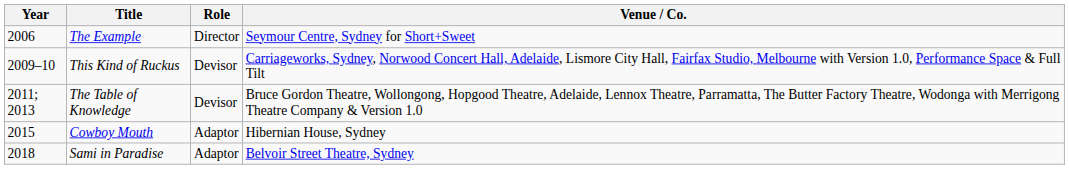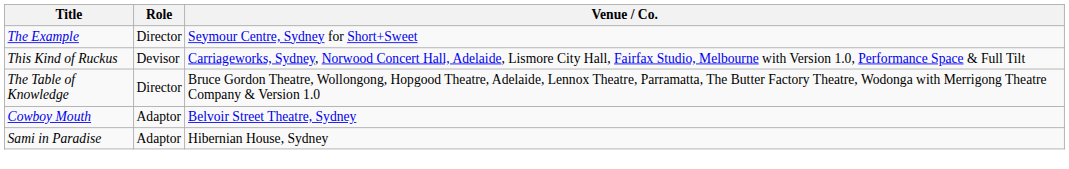- column: (35, 15)
(216, 102) Devisor -> (159, 87) Director
(316, 132) Hibernian House, Sydney -> (272, 116) Belvoir Street Theatre, Sydney
(330, 153) Belvoir Street Theatre, Sydney -> (258, 138) Hibernian House, Sydney
